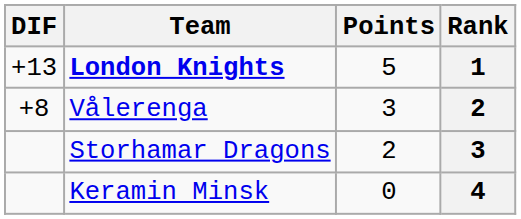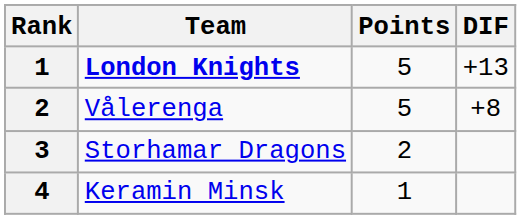columns swapped: (478, 26) <-> (34, 26)
(389, 109) 3 -> (404, 109) 5
(389, 193) 0 -> (404, 193) 1
